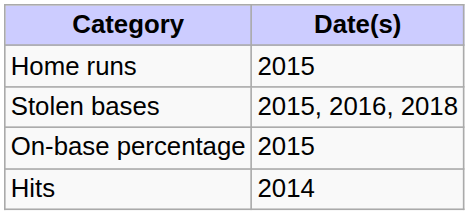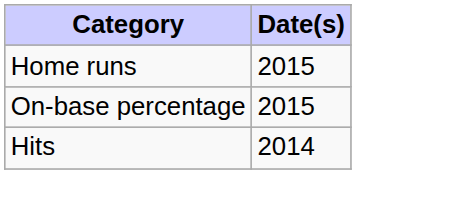- row: (85, 106)
